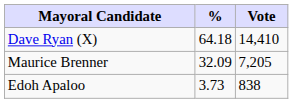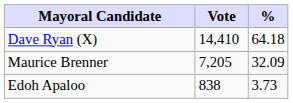columns swapped: (262, 16) <-> (215, 16)
